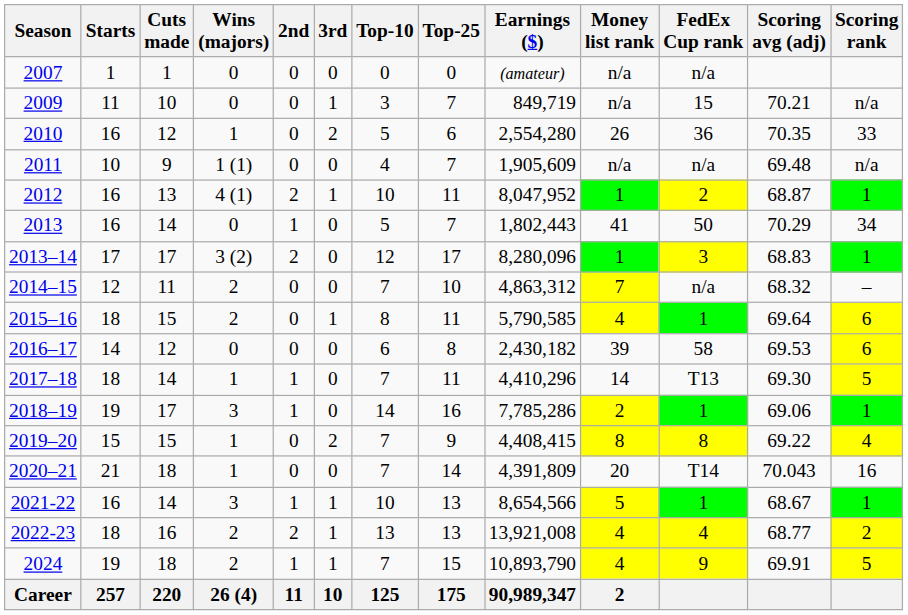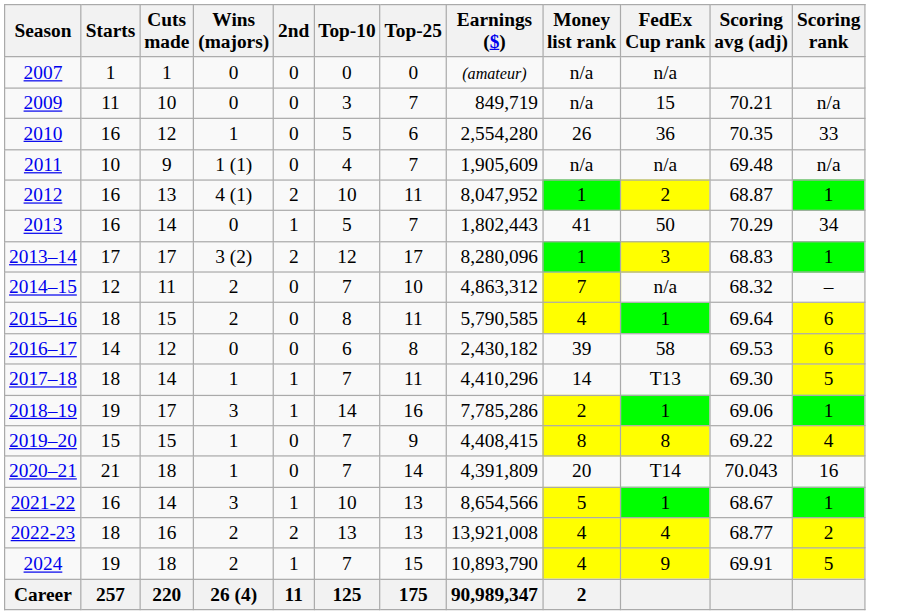- column: (333, 30)
